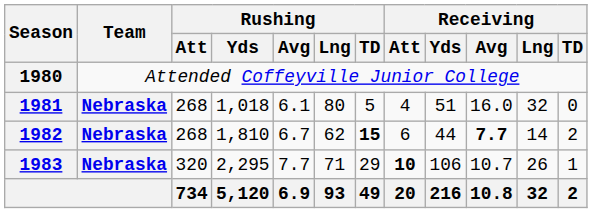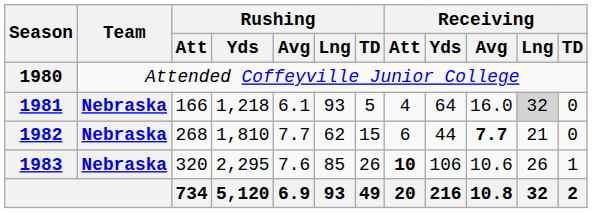(192, 106) 268 -> (192, 106) 166
(243, 106) 1,018 -> (243, 106) 1,218
(335, 106) 80 -> (335, 106) 93
(446, 106) 51 -> (446, 106) 64
(537, 106) no background -> (537, 106) lightgrey background
(294, 135) 6.7 -> (294, 135) 7.7
(370, 135) bold -> (370, 135) normal
(537, 135) 14 -> (537, 135) 21
(573, 135) 2 -> (573, 135) 0
(294, 164) 7.7 -> (294, 164) 7.6
(335, 164) 71 -> (335, 164) 85
(370, 164) 29 -> (370, 164) 26
(491, 164) 10.7 -> (491, 164) 10.6
